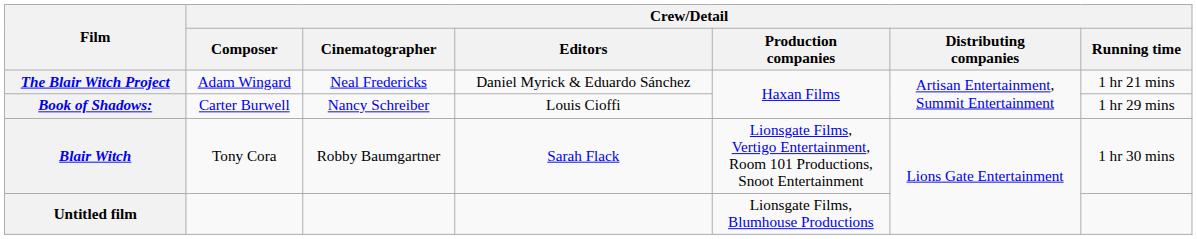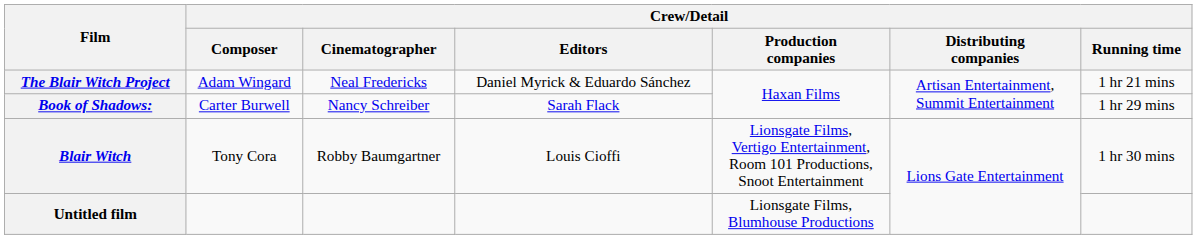(583, 105) Louis Cioffi -> (583, 105) Sarah Flack
(583, 155) Sarah Flack -> (583, 155) Louis Cioffi
